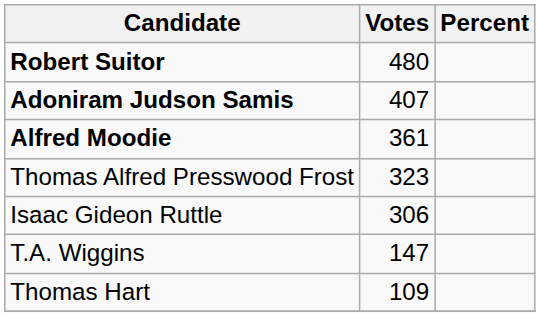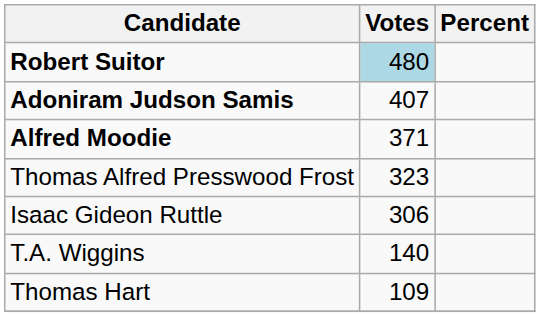(409, 61) no background -> (409, 61) lightblue background
(409, 138) 361 -> (409, 138) 371
(409, 253) 147 -> (409, 253) 140
